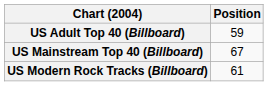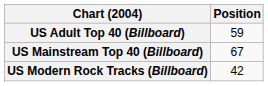(237, 71) 61 -> (237, 71) 42
